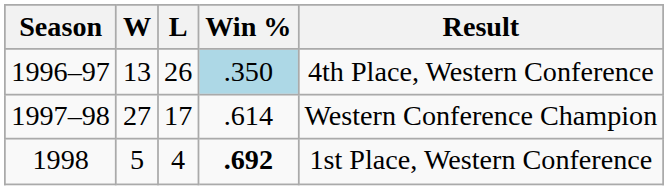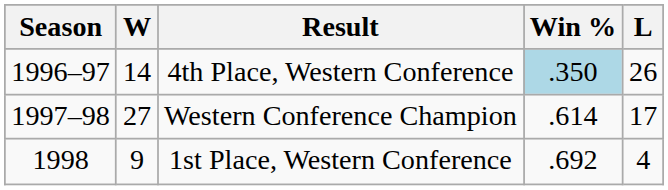columns swapped: (178, 26) <-> (481, 26)
(137, 71) 13 -> (137, 71) 14
(137, 160) 5 -> (137, 160) 9
(248, 160) bold -> (573, 160) normal
